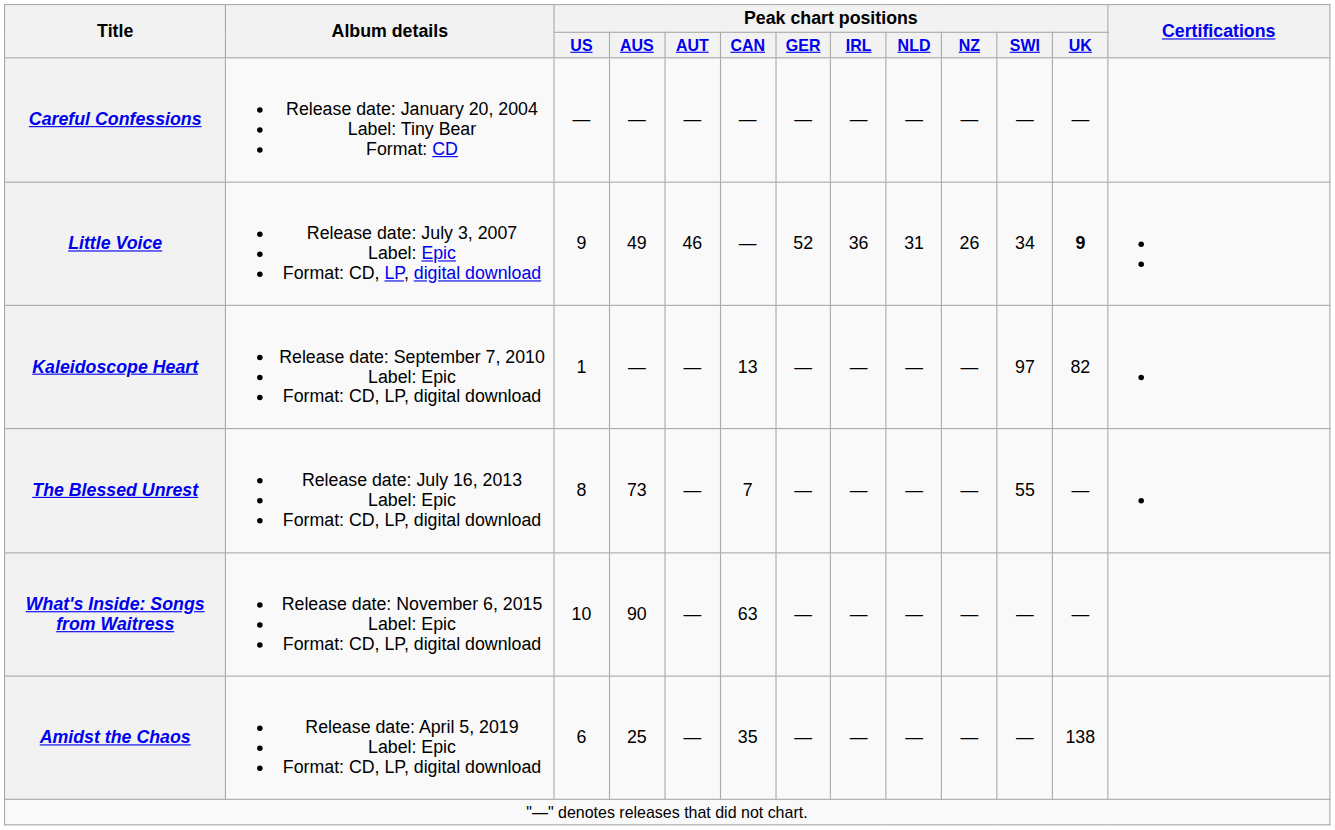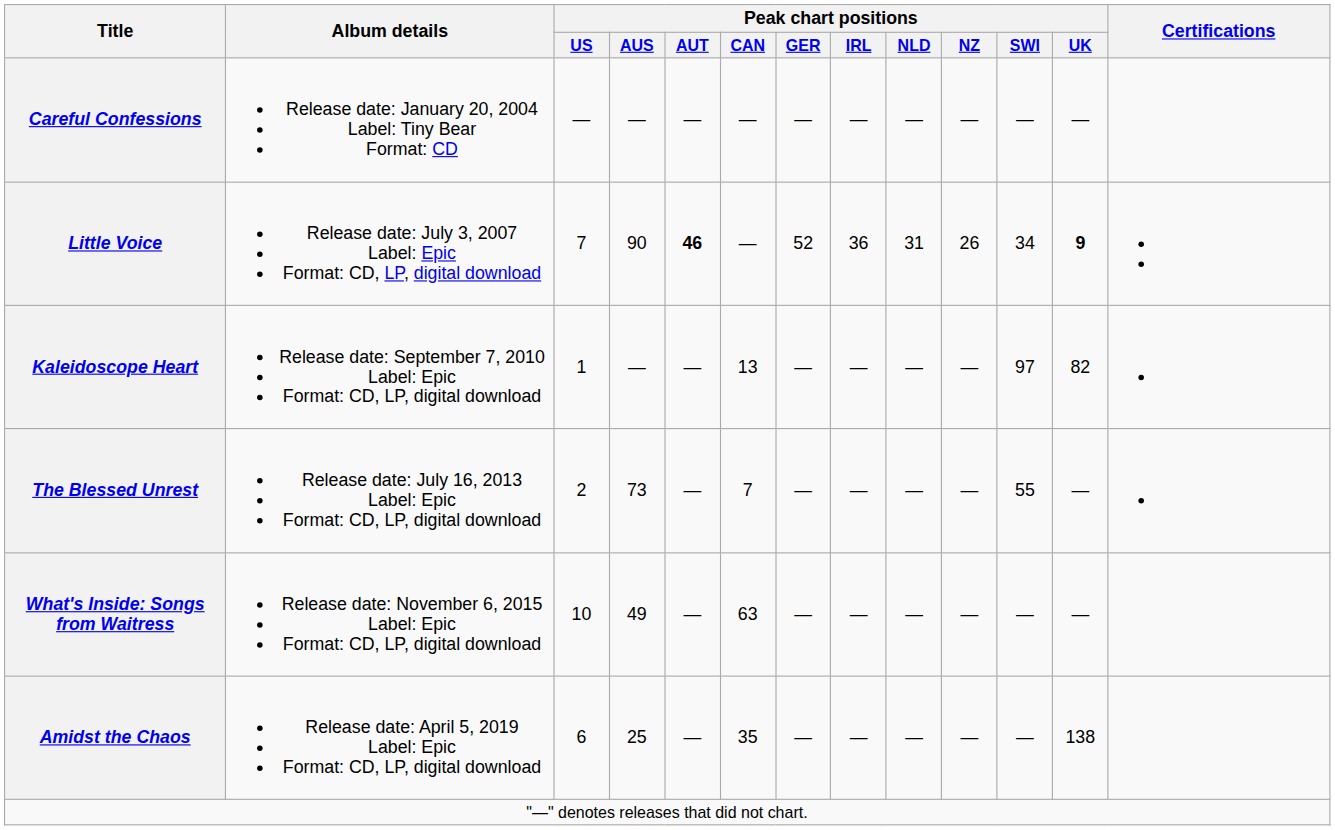(581, 243) 9 -> (581, 243) 7
(637, 243) 49 -> (637, 243) 90
(692, 243) normal -> (692, 243) bold
(581, 490) 8 -> (581, 490) 2
(637, 614) 90 -> (637, 614) 49
